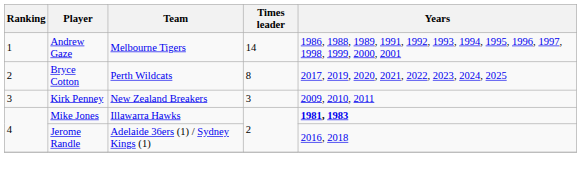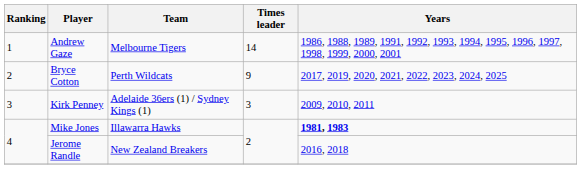(248, 76) 8 -> (248, 76) 9
(159, 98) New Zealand Breakers -> (170, 104) Adelaide 36ers (1) / Sydney Kings (1)
(170, 138) Adelaide 36ers (1) / Sydney Kings (1) -> (159, 150) New Zealand Breakers
